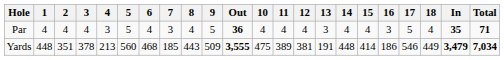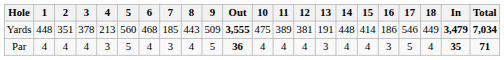rows swapped: (19, 47) <-> (19, 30)
